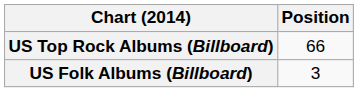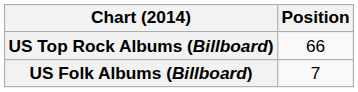(316, 73) 3 -> (316, 73) 7
